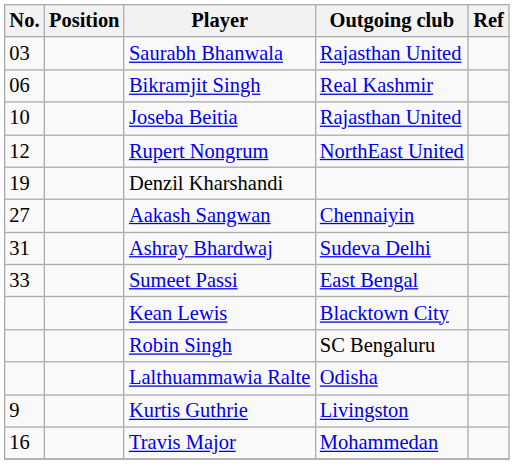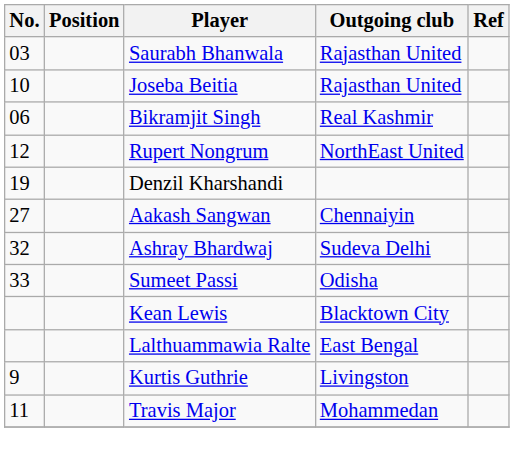rows swapped: (195, 85) <-> (183, 118)
(20, 248) 31 -> (20, 248) 32
(369, 280) East Bengal -> (349, 280) Odisha
- row: (180, 345)
(349, 378) Odisha -> (369, 345) East Bengal
(20, 442) 16 -> (19, 410) 11
